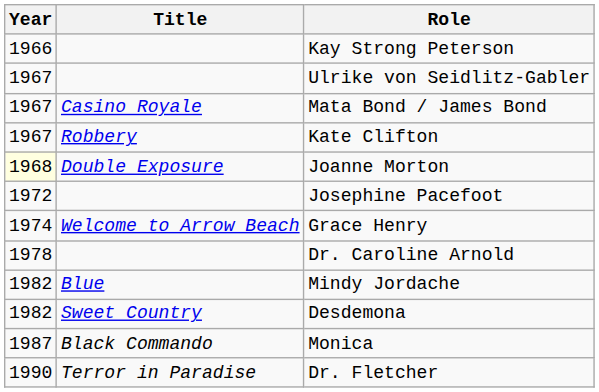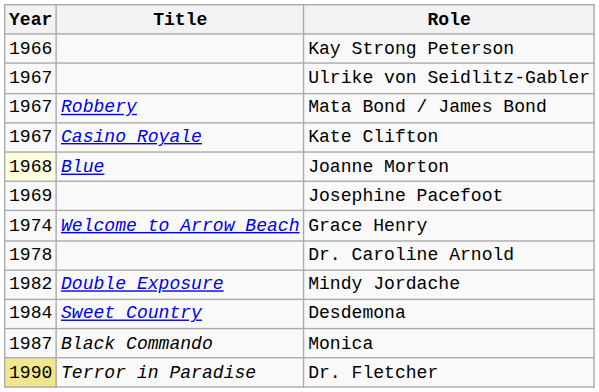(131, 108) Casino Royale -> (99, 108) Robbery
(99, 137) Robbery -> (131, 137) Casino Royale
(142, 167) Double Exposure -> (83, 167) Blue
(31, 196) 1972 -> (31, 196) 1969
(83, 284) Blue -> (142, 284) Double Exposure
(31, 314) 1982 -> (31, 314) 1984
(31, 373) no background -> (31, 373) khaki background
